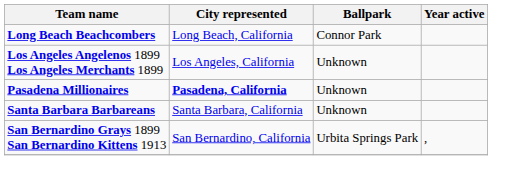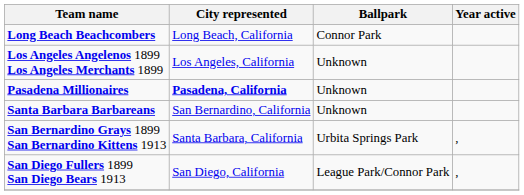(237, 110) Santa Barbara, California -> (241, 110) San Bernardino, California
(241, 137) San Bernardino, California -> (237, 137) Santa Barbara, California
+ row: (70, 172)
